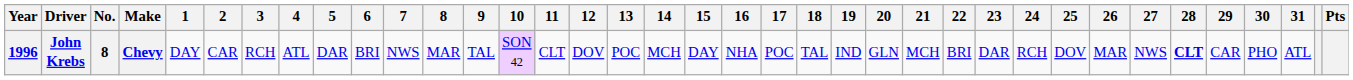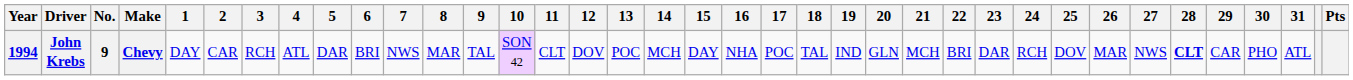(23, 52) 1996 -> (23, 52) 1994
(105, 52) 8 -> (105, 52) 9
